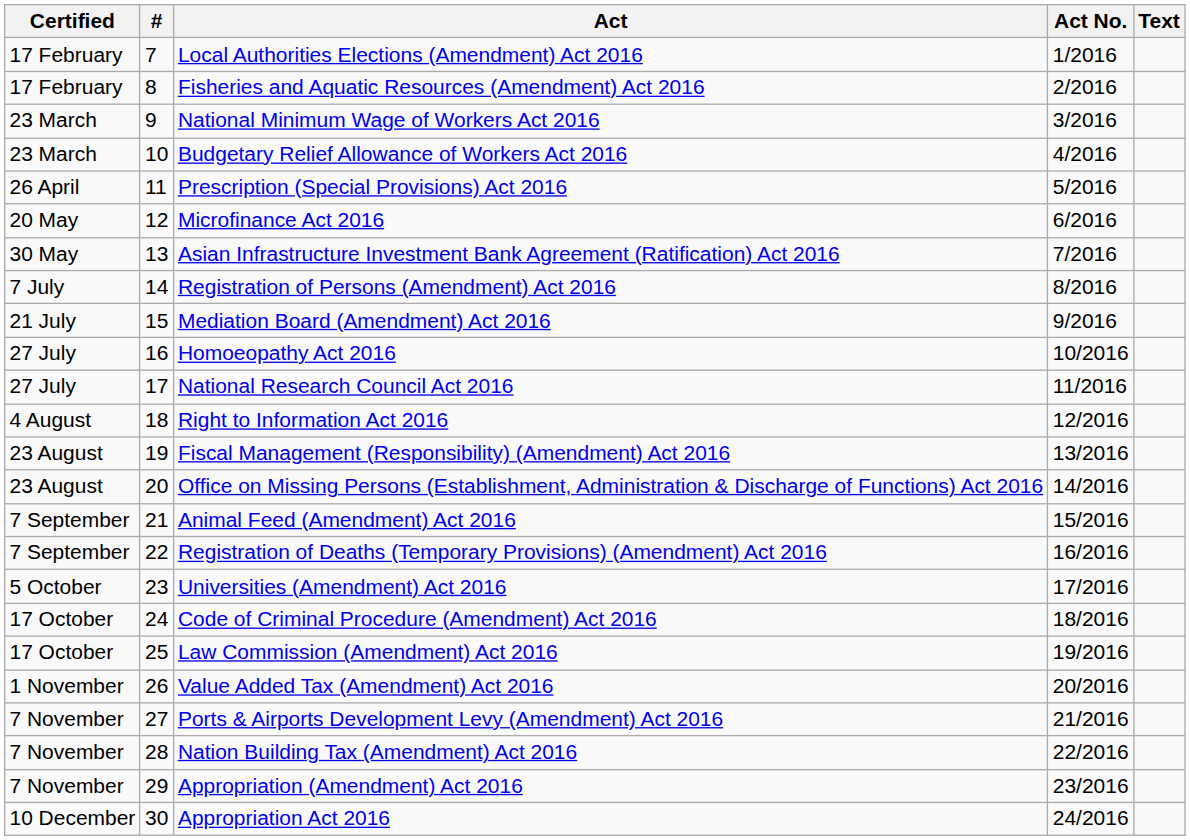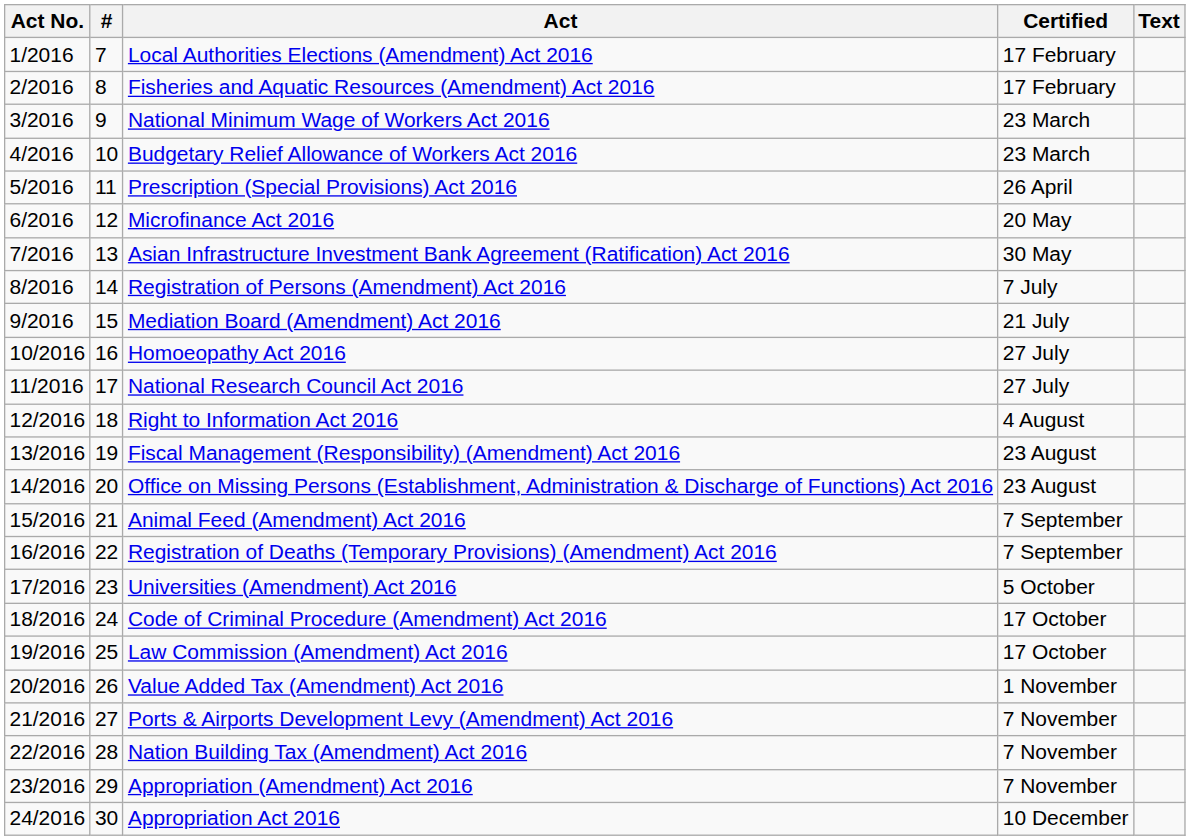columns swapped: (1091, 21) <-> (72, 21)
